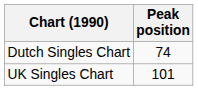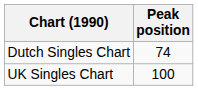(163, 74) 101 -> (163, 74) 100
